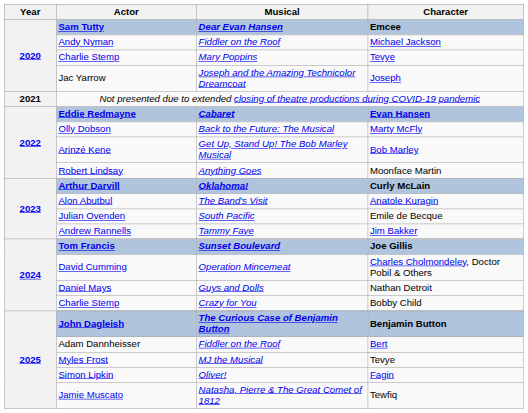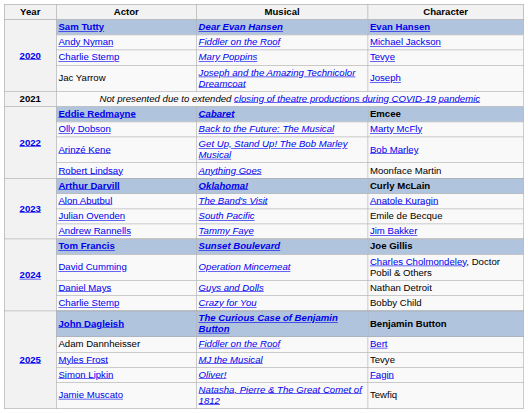(385, 27) Emcee -> (400, 27) Evan Hansen
(400, 114) Evan Hansen -> (385, 114) Emcee
